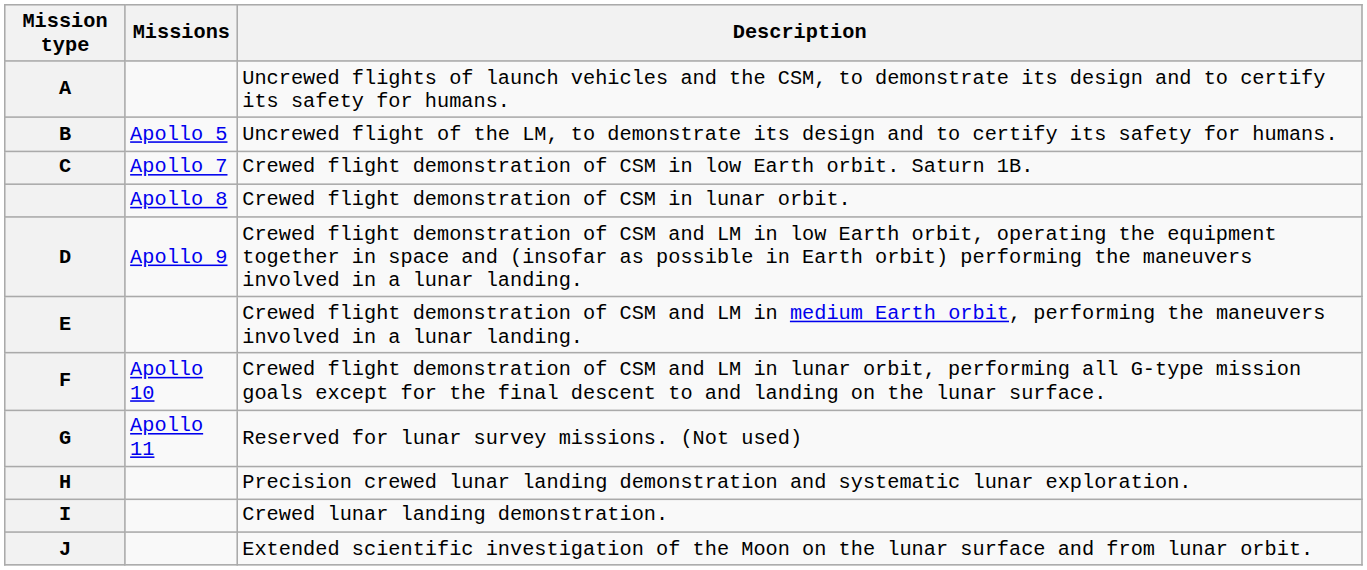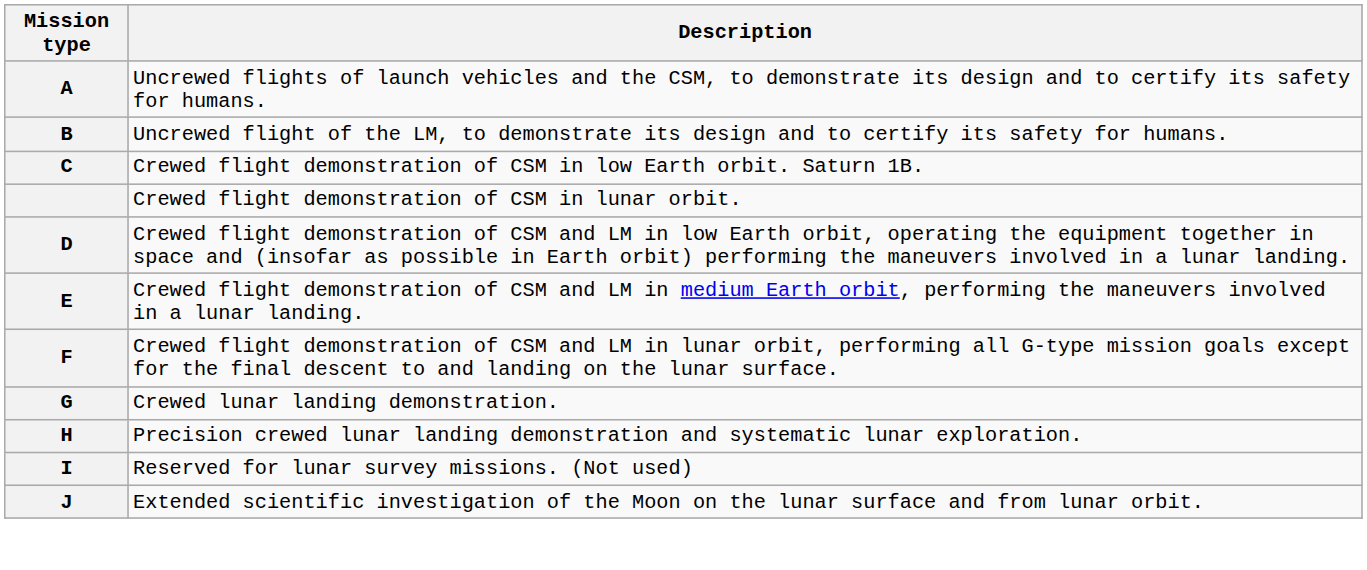- column: (181, 33)
(522, 438) Reserved for lunar survey missions. (Not used) -> (346, 403) Crewed lunar landing demonstration.
(455, 516) Crewed lunar landing demonstration. -> (413, 469) Reserved for lunar survey missions. (Not used)
